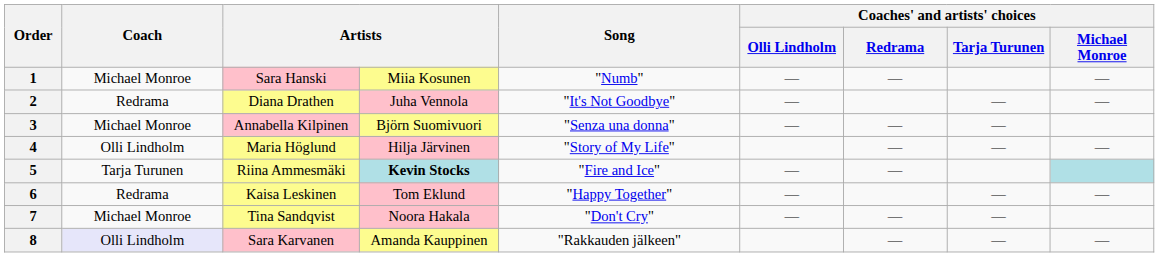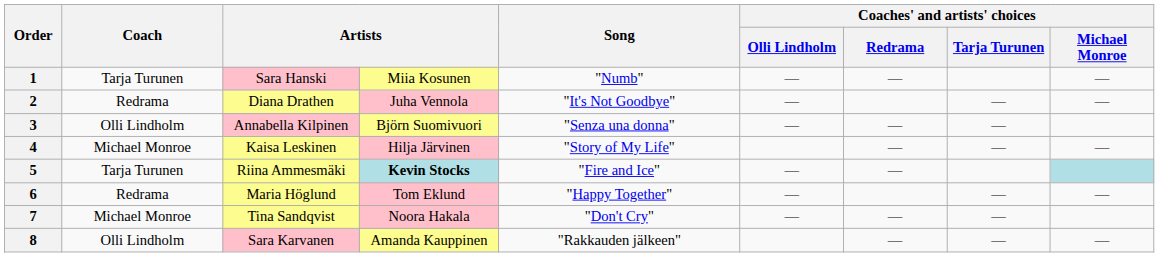(142, 78) Michael Monroe -> (142, 78) Tarja Turunen
(142, 124) Michael Monroe -> (142, 124) Olli Lindholm
(142, 147) Olli Lindholm -> (142, 147) Michael Monroe
(291, 147) Maria Höglund -> (291, 147) Kaisa Leskinen
(291, 194) Kaisa Leskinen -> (291, 194) Maria Höglund
(142, 240) lavender background -> (142, 240) no background
